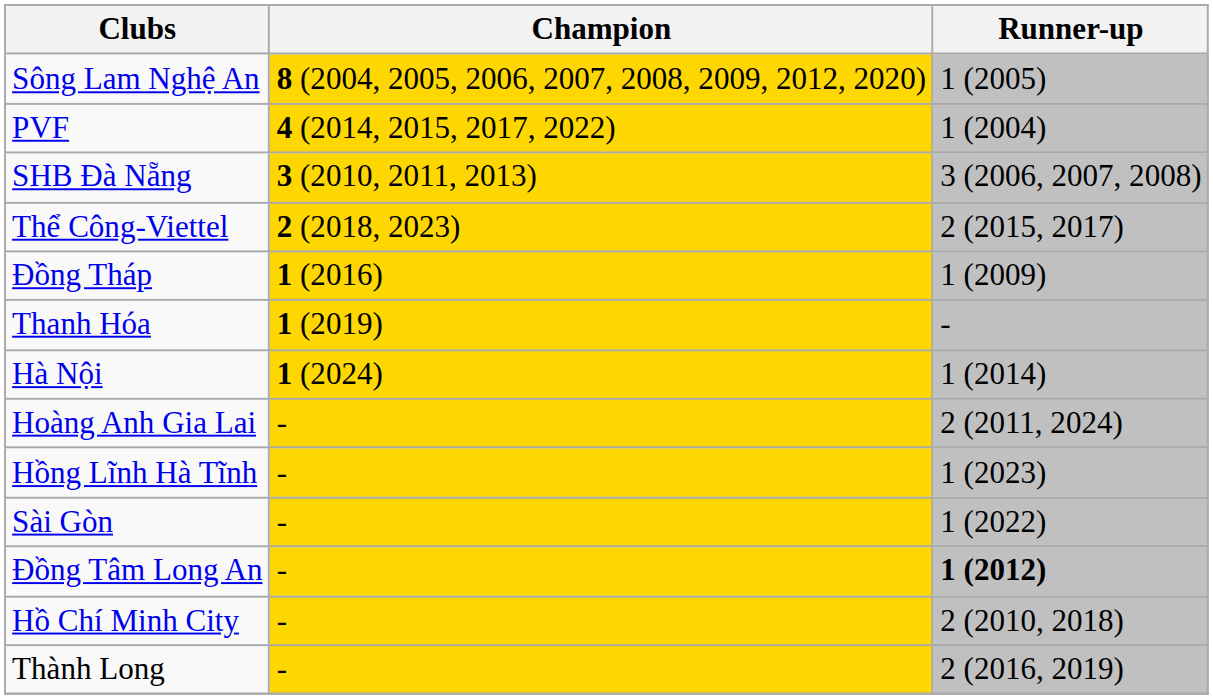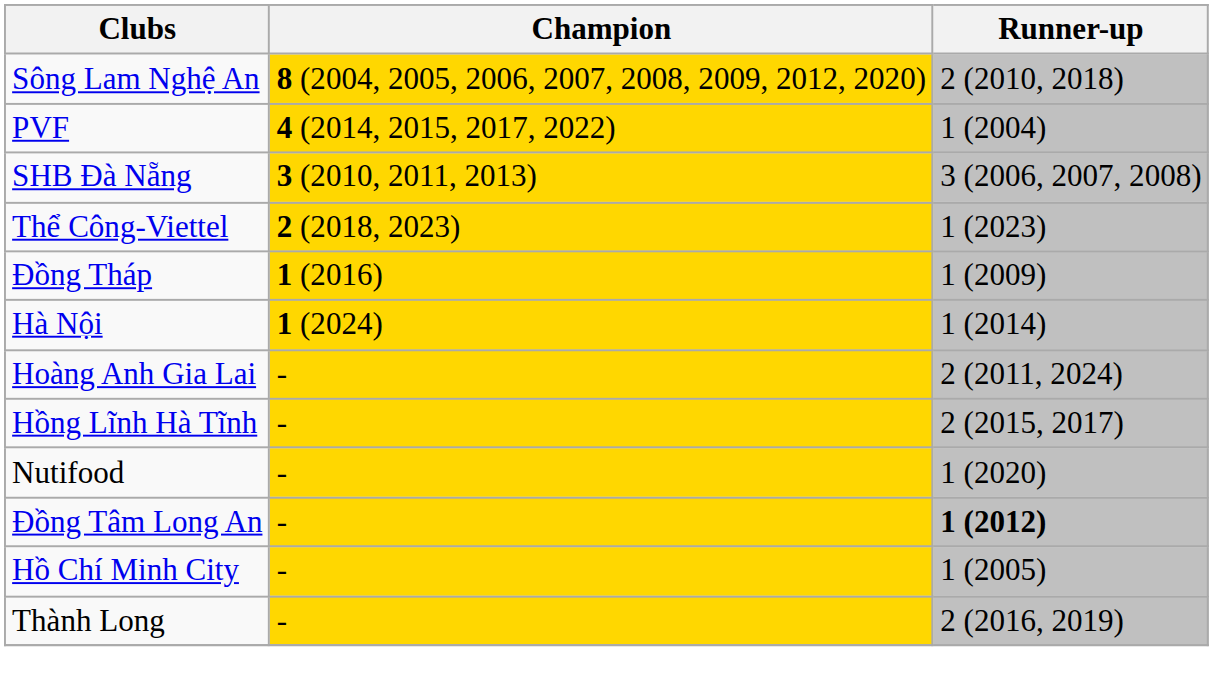(993, 78) 1 (2005) -> (1032, 78) 2 (2010, 2018)
(1032, 226) 2 (2015, 2017) -> (993, 226) 1 (2023)
- row: (82, 324)
(993, 472) 1 (2023) -> (1032, 422) 2 (2015, 2017)
- row: (63, 521)
+ row: (68, 472)
(1032, 619) 2 (2010, 2018) -> (993, 570) 1 (2005)
